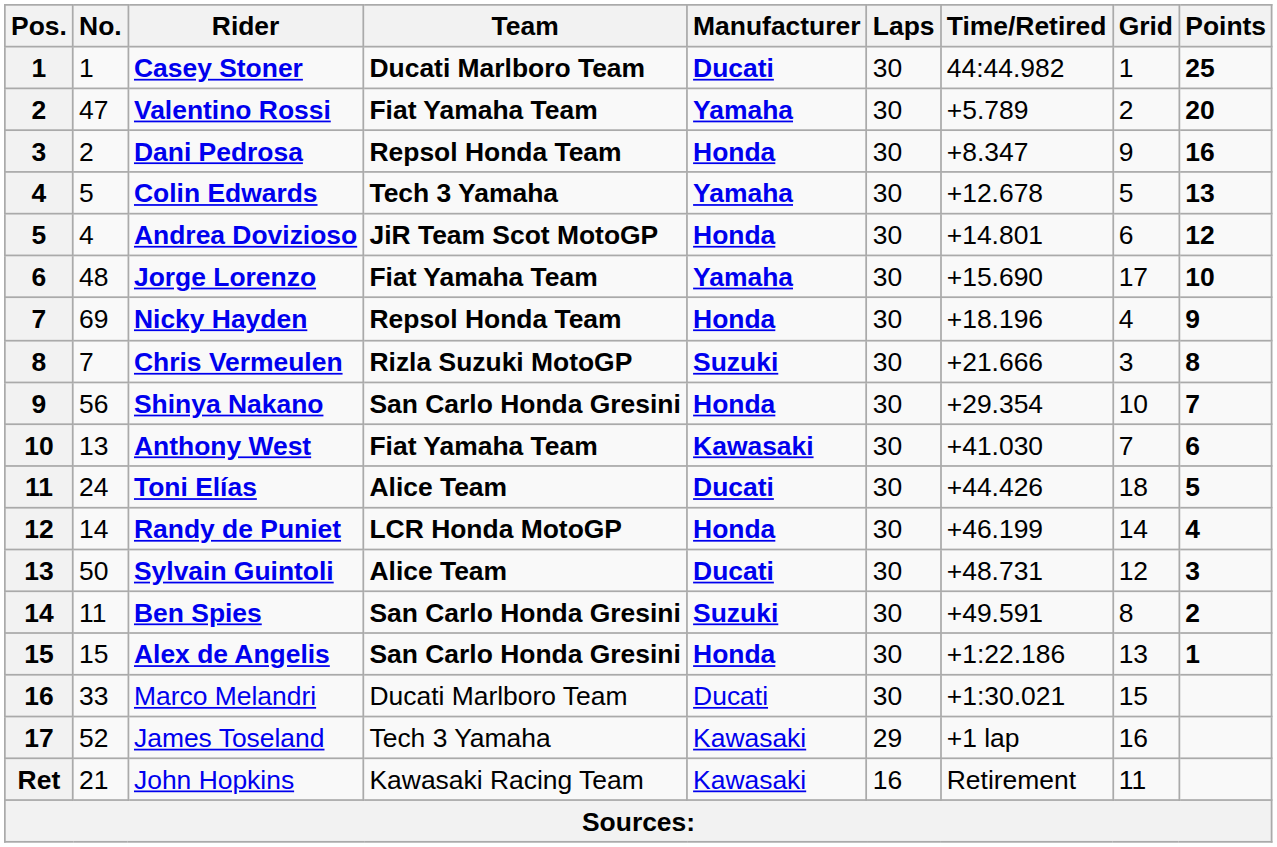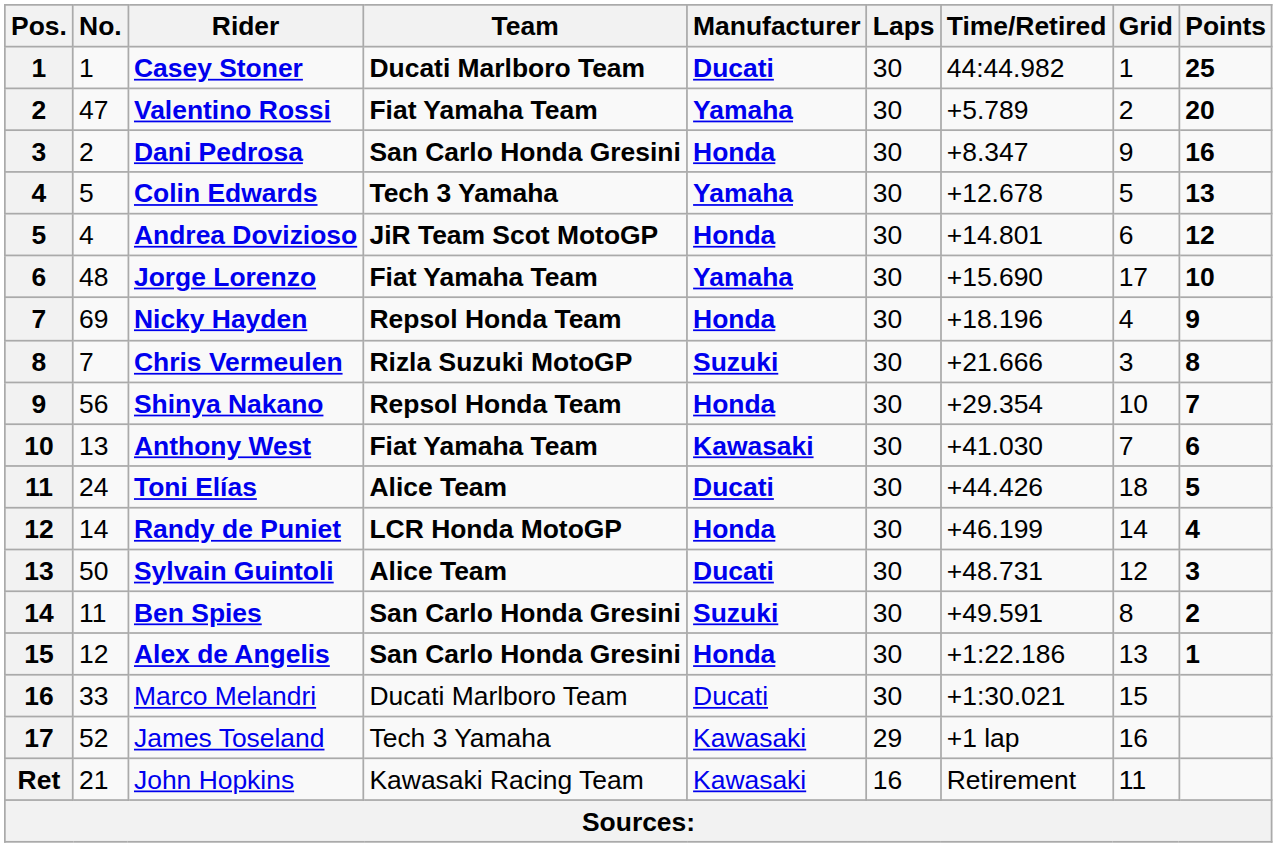(496, 152) Repsol Honda Team -> (525, 152) San Carlo Honda Gresini
(525, 403) San Carlo Honda Gresini -> (496, 403) Repsol Honda Team
(94, 654) 15 -> (94, 654) 12
